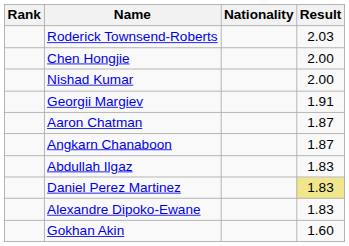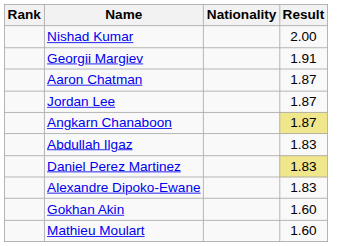- row: (132, 36)
- row: (88, 58)
+ row: (81, 101)
(321, 144) no background -> (303, 123) khaki background
+ row: (96, 230)
